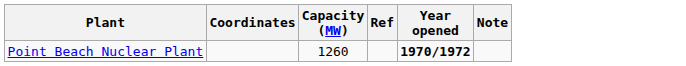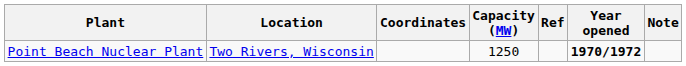+ column: (292, 23)
(333, 51) 1260 -> (504, 51) 1250
